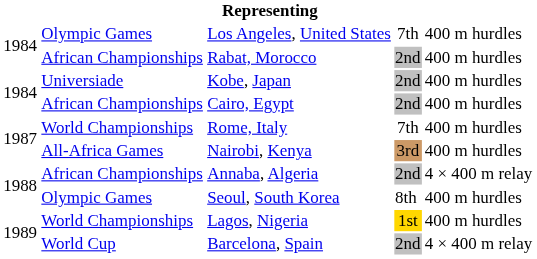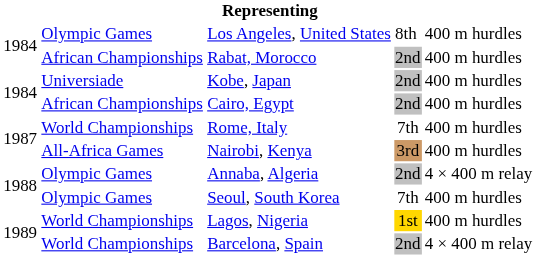(408, 34) 7th -> (406, 34) 8th
(122, 173) African Championships -> (97, 173) Olympic Games
(406, 197) 8th -> (408, 197) 7th
(79, 243) World Cup -> (117, 243) World Championships
